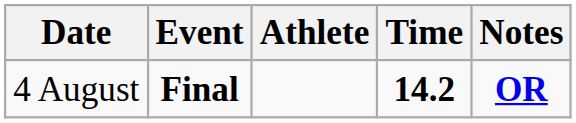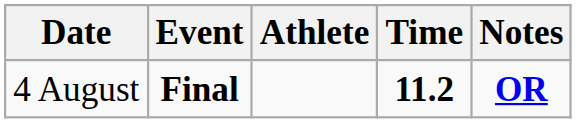(424, 88) 14.2 -> (424, 88) 11.2
